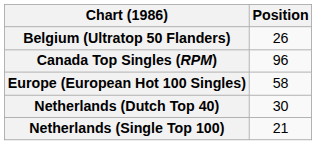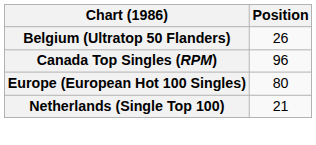(281, 83) 58 -> (281, 83) 80
- row: (127, 106)
